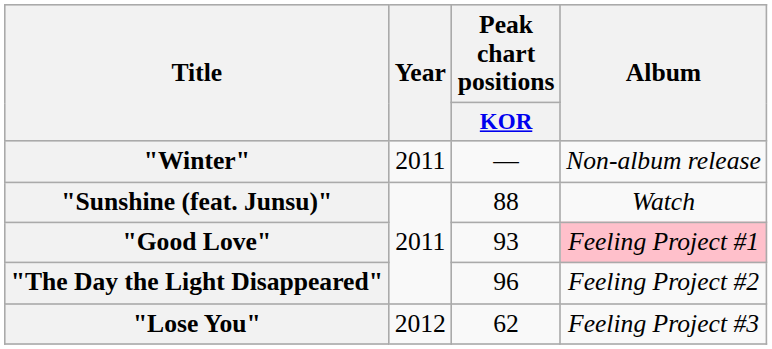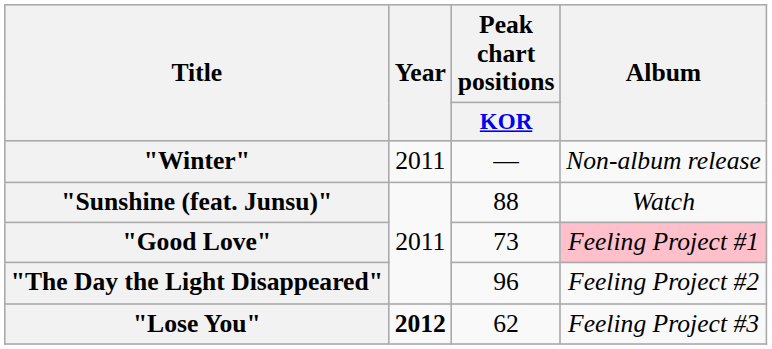(506, 242) 93 -> (506, 242) 73
(420, 323) normal -> (420, 323) bold
